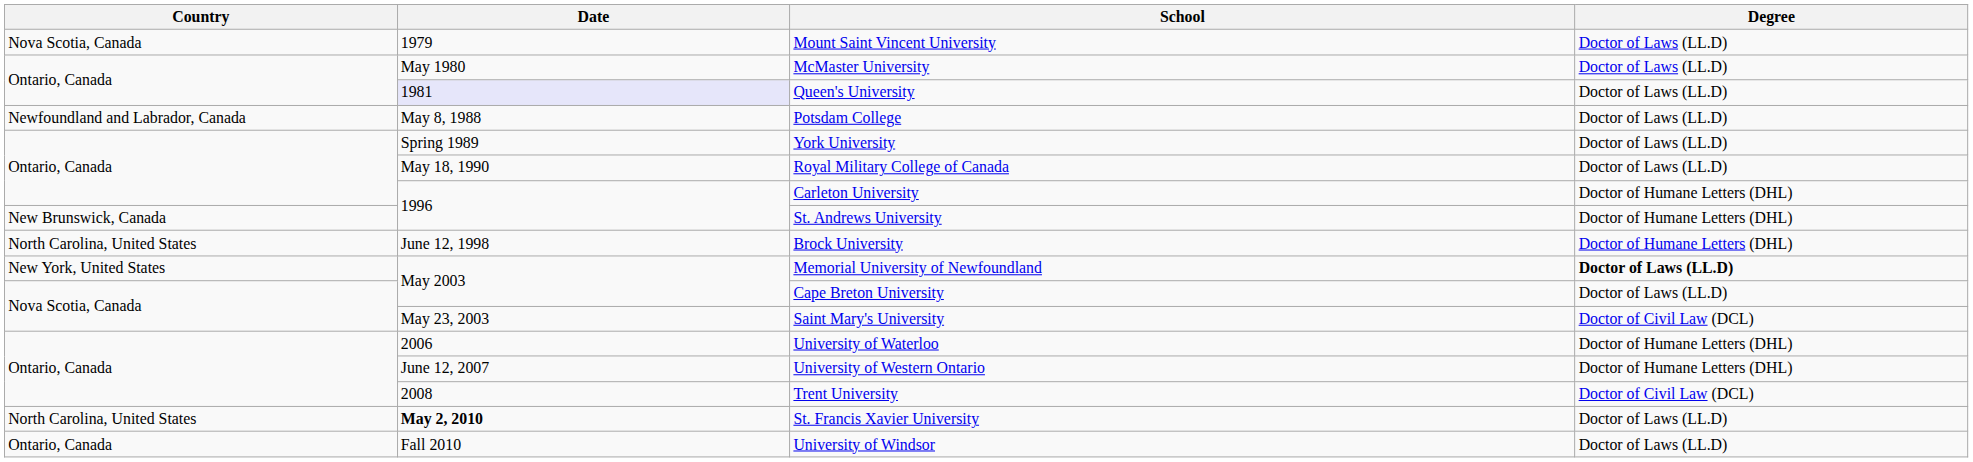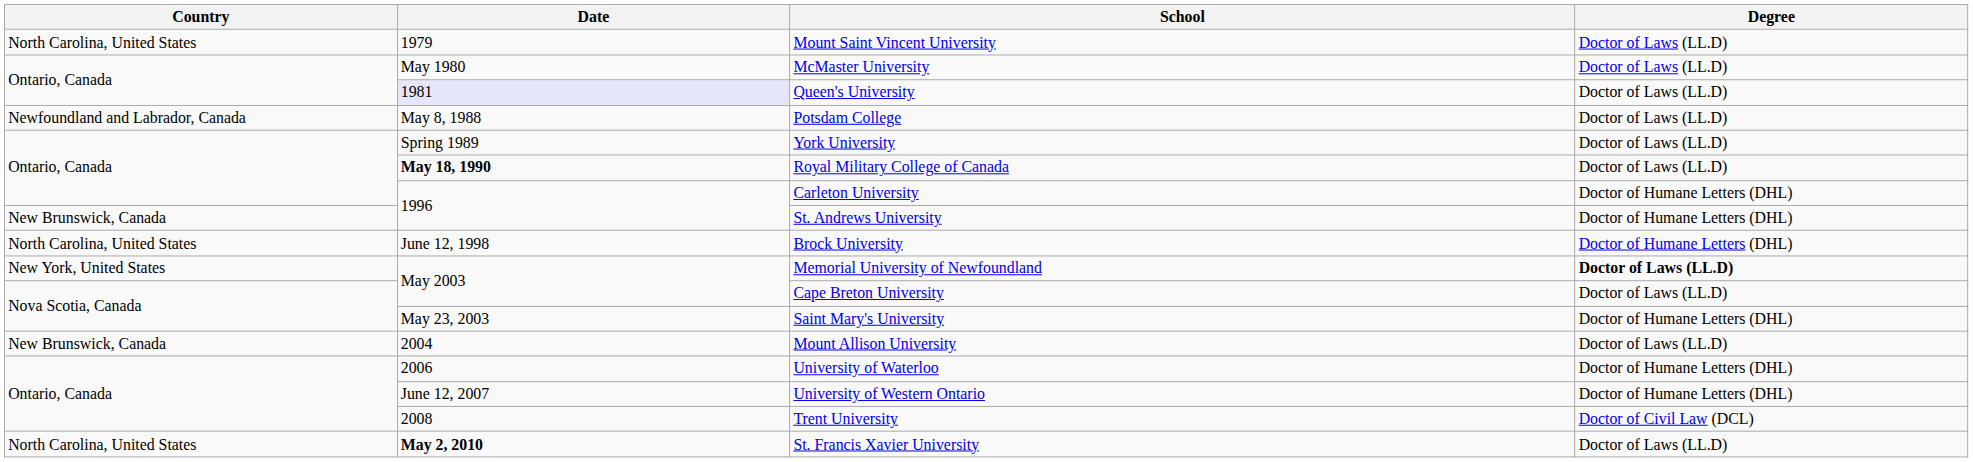(75, 42) Nova Scotia, Canada -> (102, 42) North Carolina, United States
(445, 167) normal -> (446, 167) bold
(1666, 318) Doctor of Civil Law (DCL) -> (1686, 318) Doctor of Humane Letters (DHL)
+ row: (875, 343)
- row: (864, 444)
